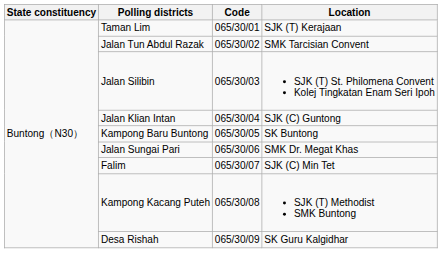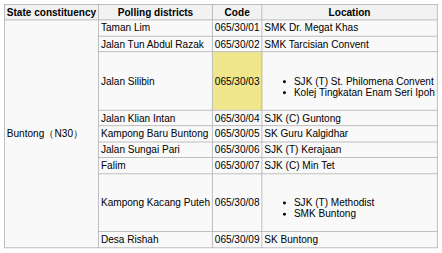(303, 28) SJK (T) Kerajaan -> (311, 28) SMK Dr. Megat Khas
(237, 81) no background -> (237, 81) khaki background
(291, 134) SK Buntong -> (306, 134) SK Guru Kalgidhar
(311, 149) SMK Dr. Megat Khas -> (303, 149) SJK (T) Kerajaan
(306, 239) SK Guru Kalgidhar -> (291, 239) SK Buntong
